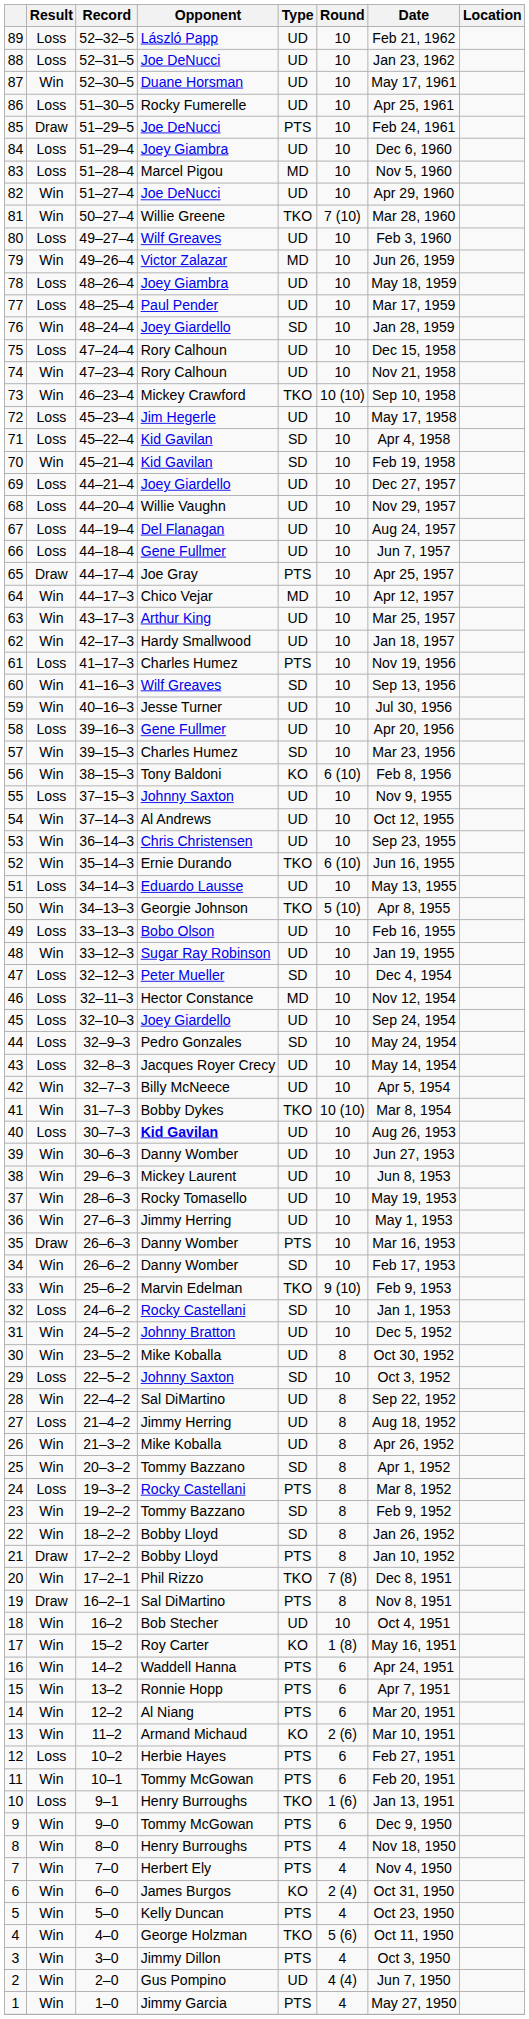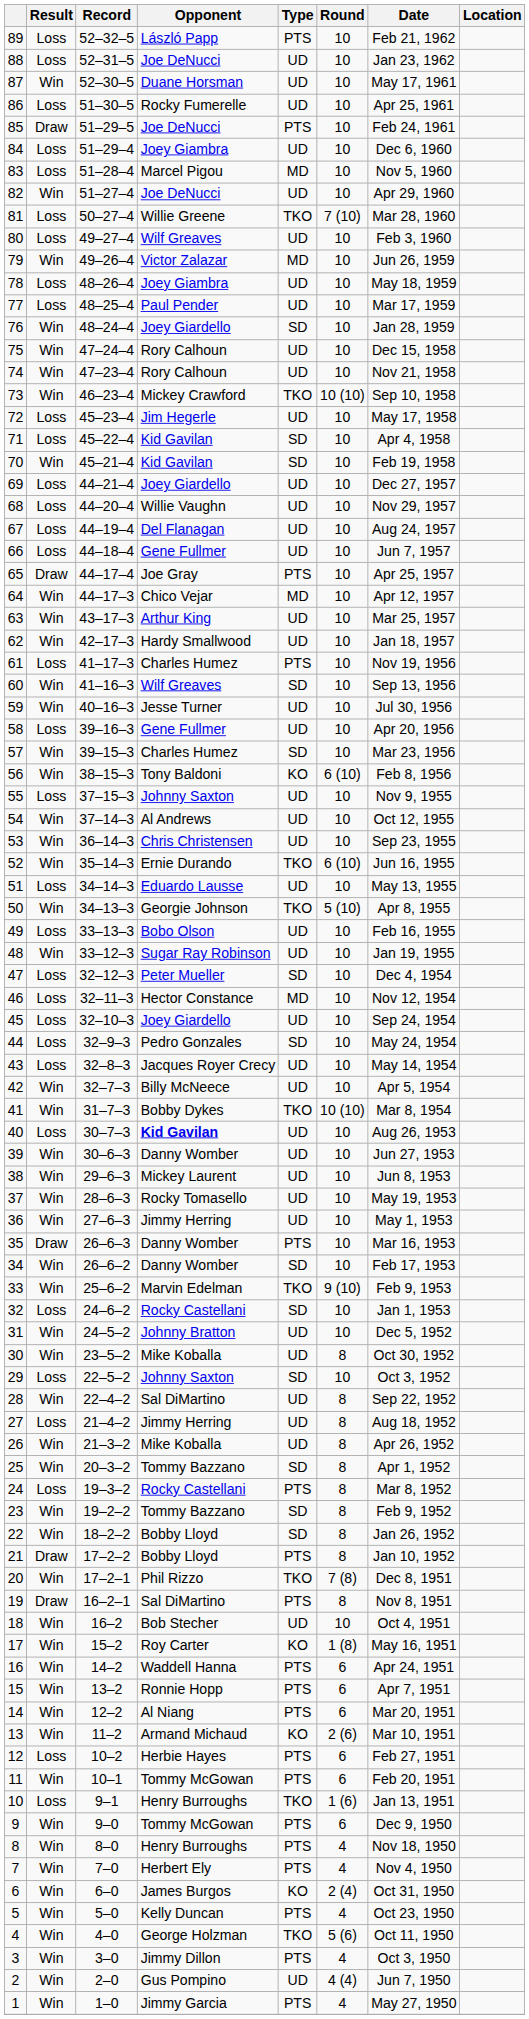(298, 37) UD -> (298, 37) PTS
(51, 216) Win -> (51, 216) Loss
(51, 350) Loss -> (51, 350) Win
